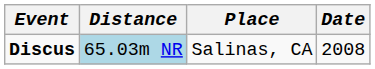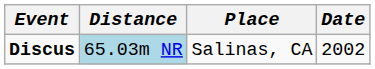(343, 50) 2008 -> (343, 50) 2002
